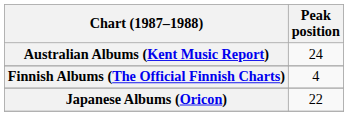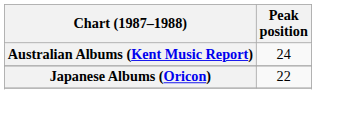- row: (146, 76)
